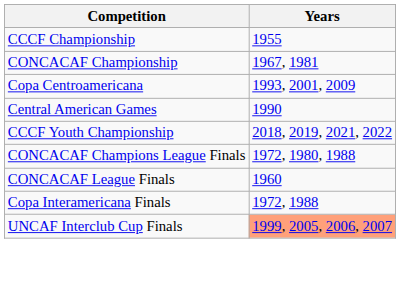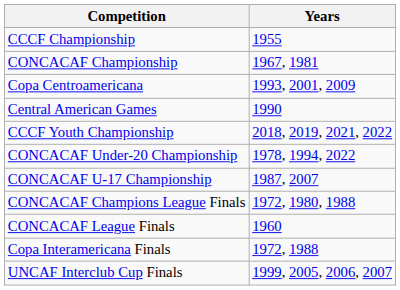+ row: (123, 156)
+ row: (110, 179)
(322, 226) lightsalmon background -> (322, 272) no background
